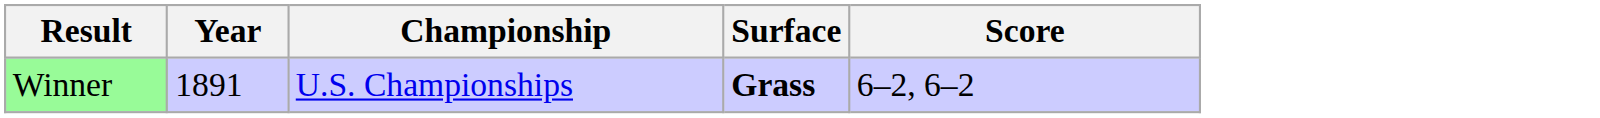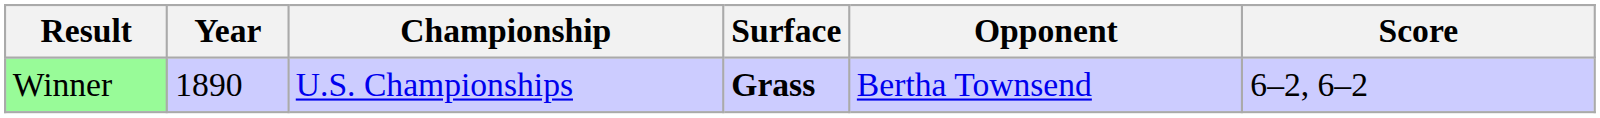+ column: (1046, 31)
(209, 84) 1891 -> (209, 84) 1890
